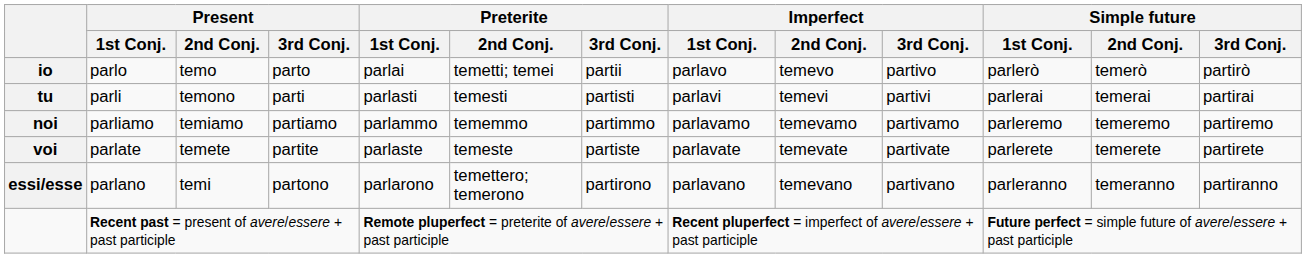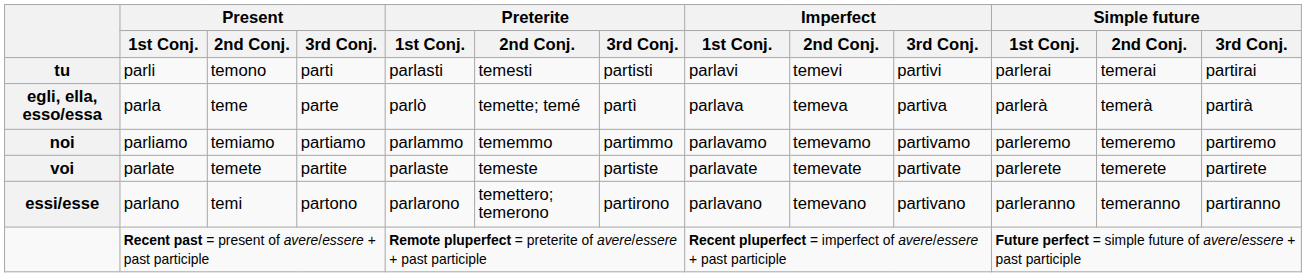- row: (45, 70)
+ row: (62, 106)
